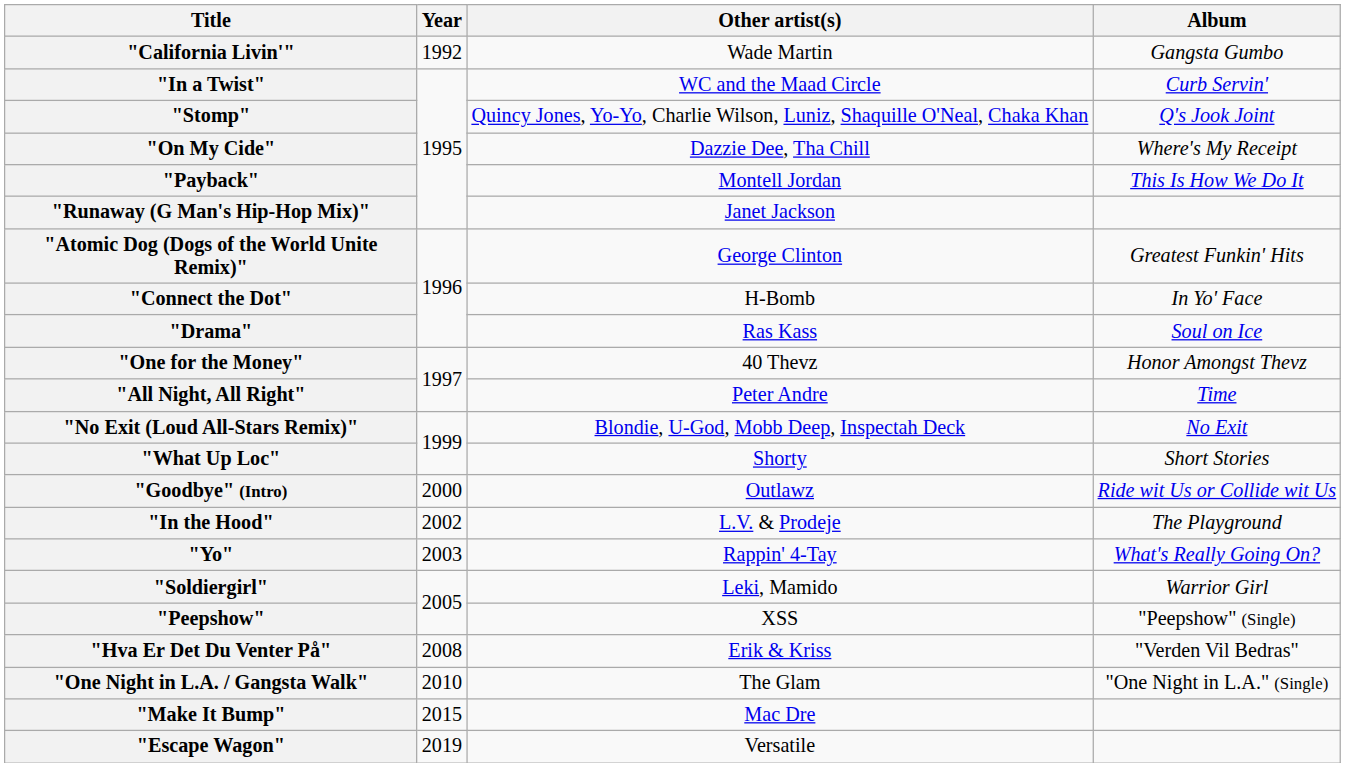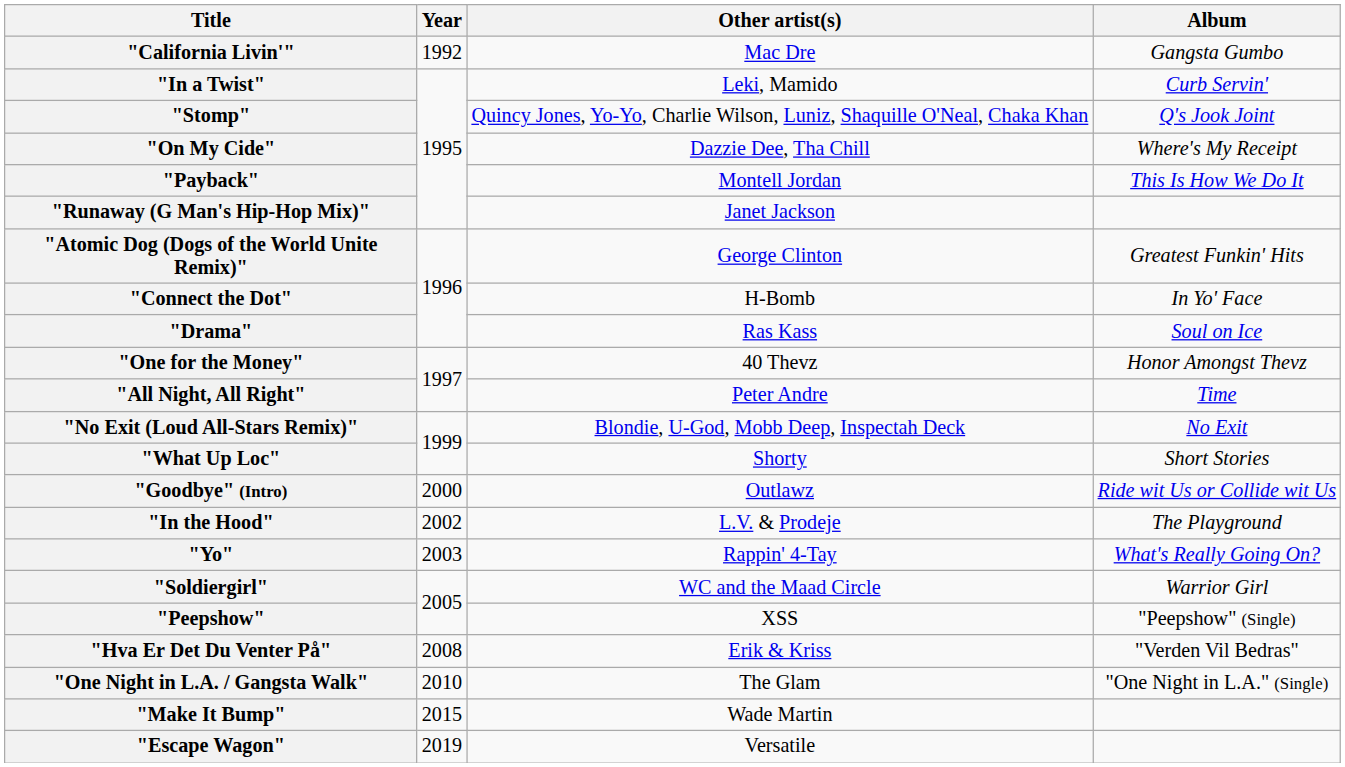(780, 52) Wade Martin -> (780, 52) Mac Dre
(780, 84) WC and the Maad Circle -> (780, 84) Leki, Mamido
(780, 586) Leki, Mamido -> (780, 586) WC and the Maad Circle
(780, 714) Mac Dre -> (780, 714) Wade Martin
